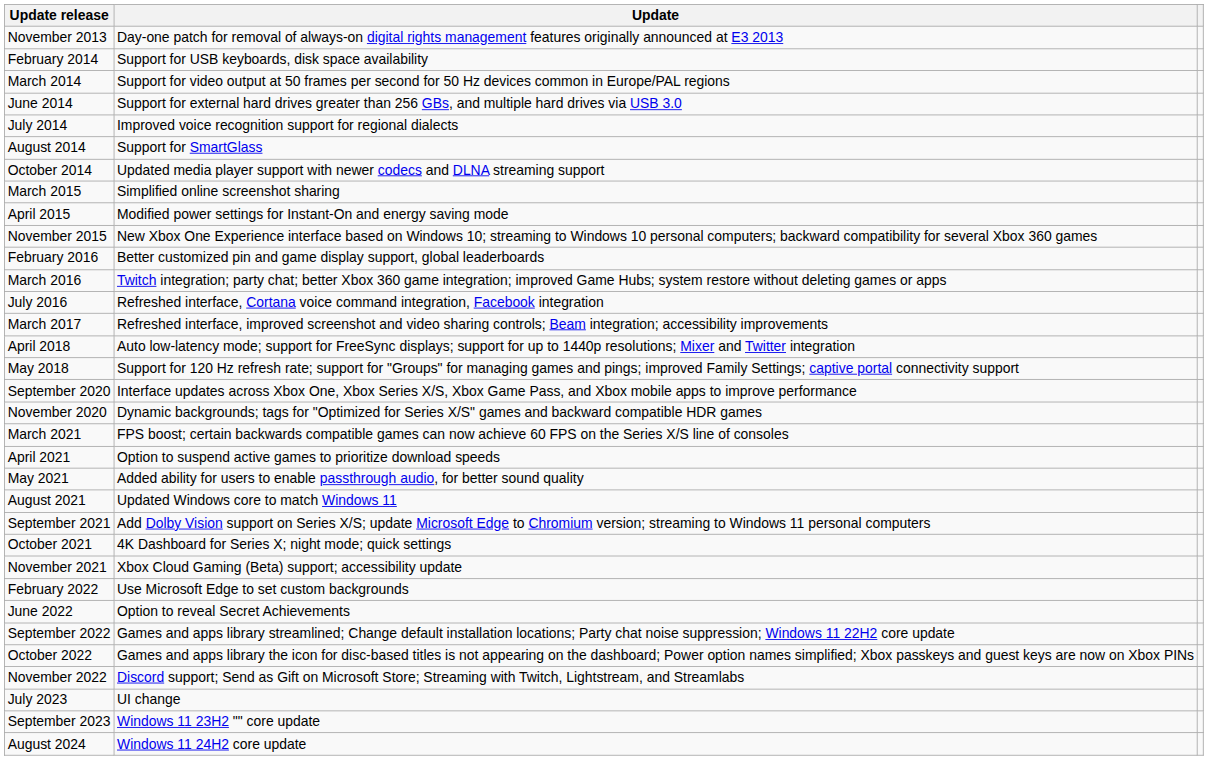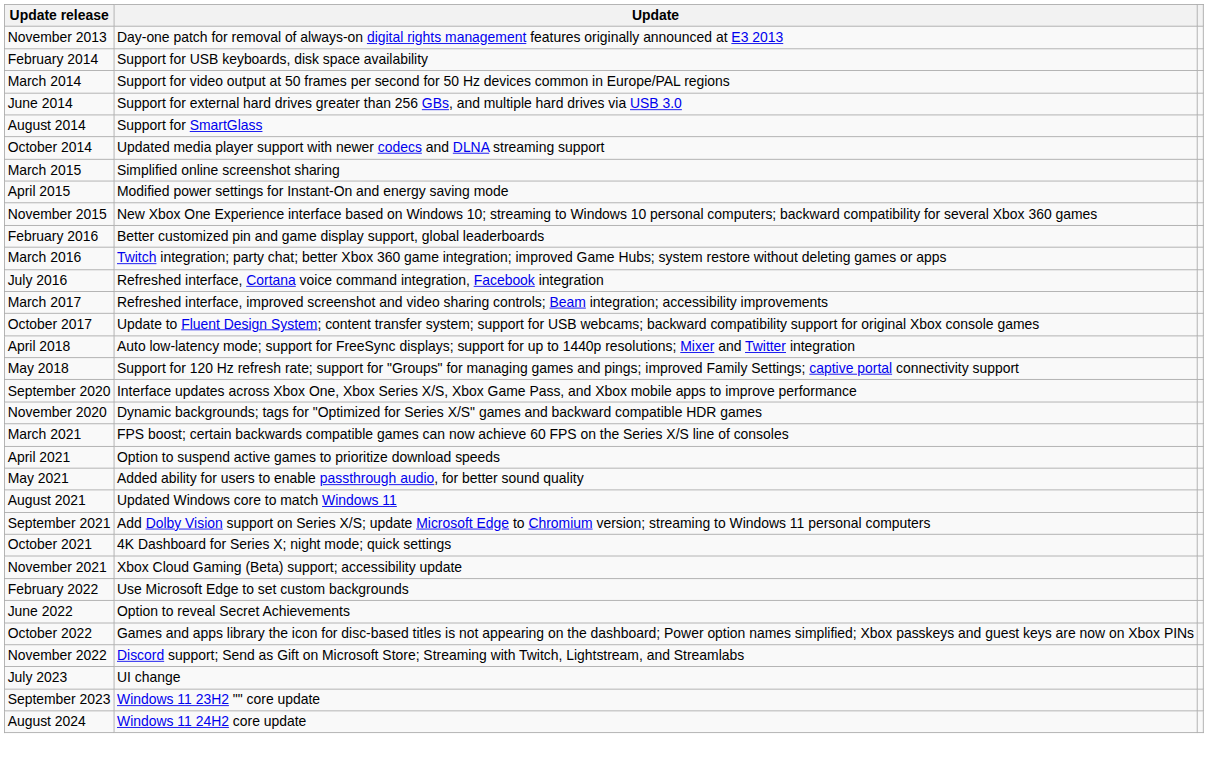- row: (37, 125)
+ row: (50, 324)
- row: (59, 633)
